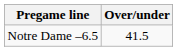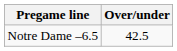(137, 35) 41.5 -> (137, 35) 42.5
